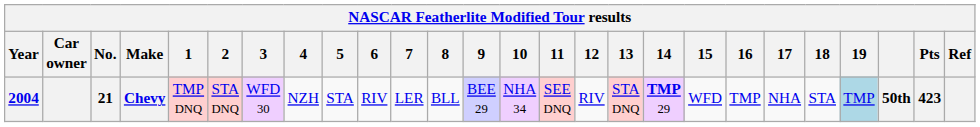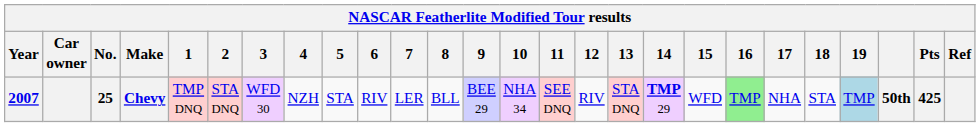(24, 99) 2004 -> (24, 99) 2007
(105, 99) 21 -> (105, 99) 25
(745, 99) no background -> (745, 99) lightgreen background
(930, 99) 423 -> (930, 99) 425
